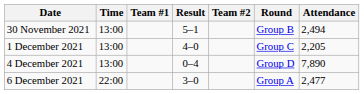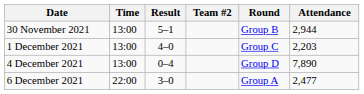- column: (150, 13)
(313, 30) 2,494 -> (305, 30) 2,944
(313, 47) 2,205 -> (305, 47) 2,203
